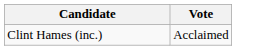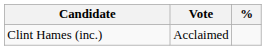+ column: (247, 14)
